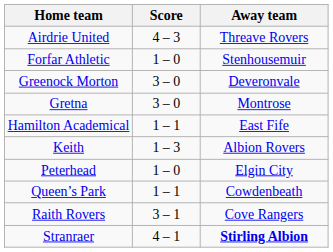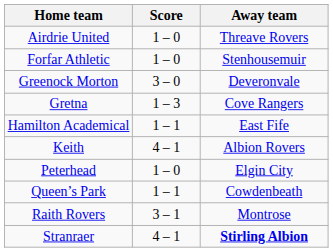(166, 37) 4 – 3 -> (166, 37) 1 – 0
(166, 103) 3 – 0 -> (166, 103) 1 – 3
(264, 103) Montrose -> (264, 103) Cove Rangers
(166, 147) 1 – 3 -> (166, 147) 4 – 1
(264, 214) Cove Rangers -> (264, 214) Montrose
